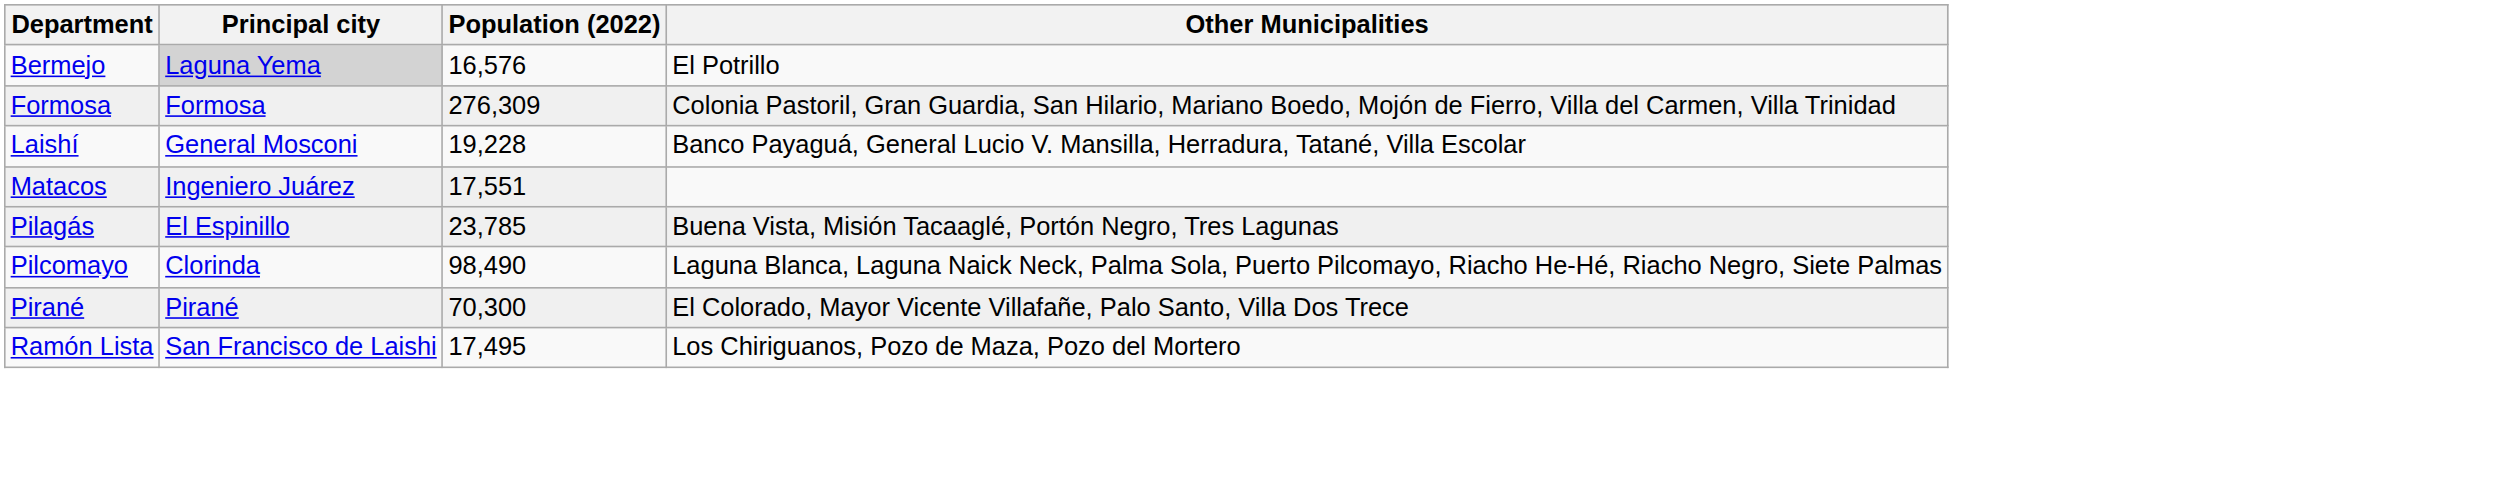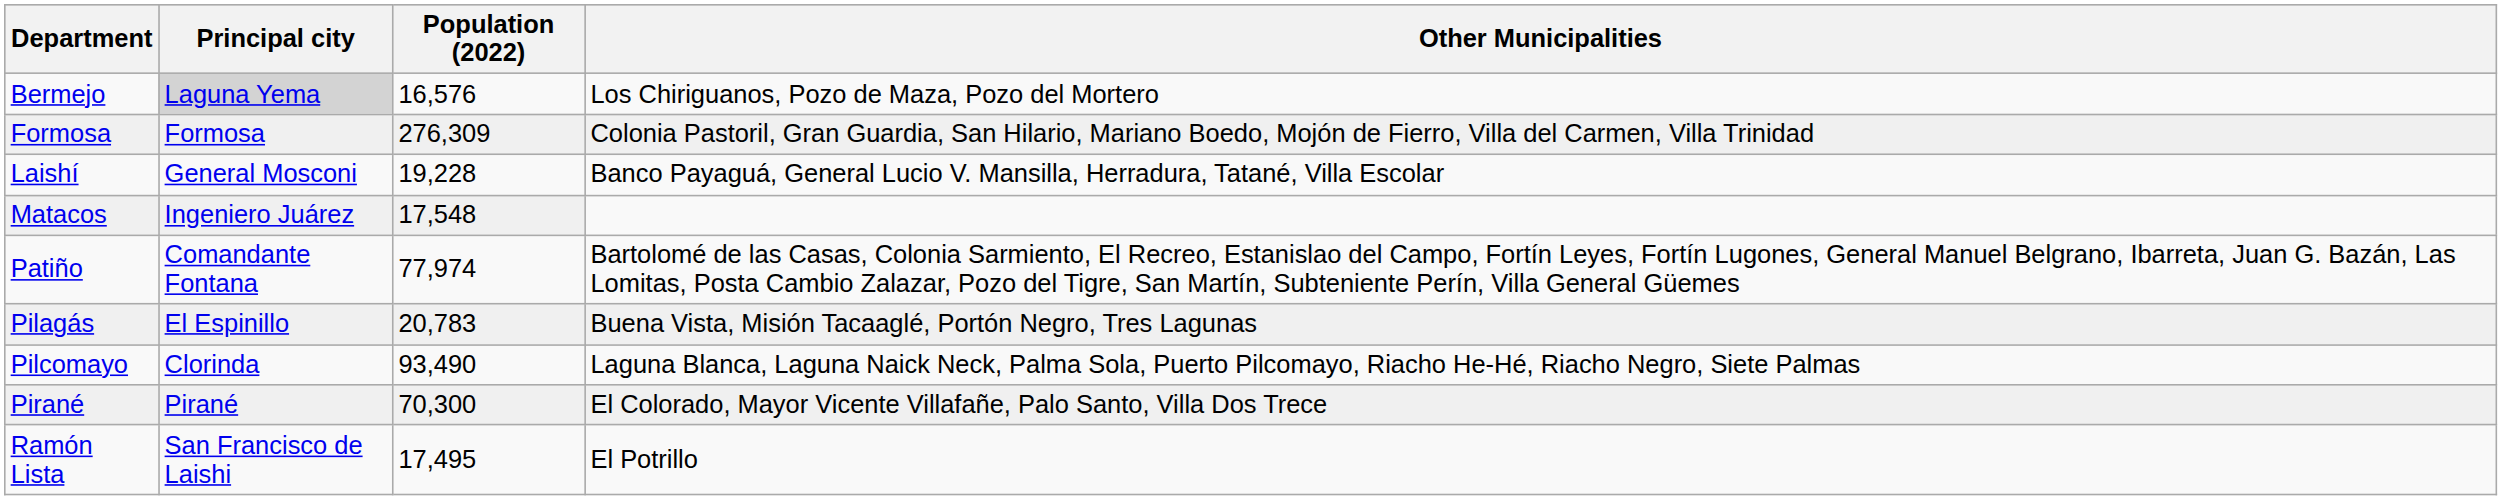(726, 65) El Potrillo -> (875, 93) Los Chiriguanos, Pozo de Maza, Pozo del Mortero
(487, 186) 17,551 -> (437, 214) 17,548
+ row: (47, 269)
(487, 226) 23,785 -> (437, 323) 20,783
(487, 266) 98,490 -> (437, 364) 93,490
(956, 347) Los Chiriguanos, Pozo de Maza, Pozo del Mortero -> (644, 459) El Potrillo
